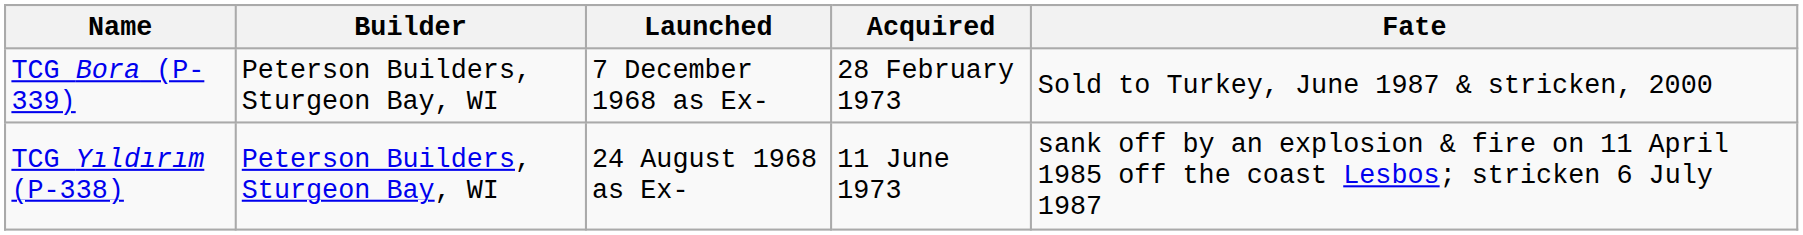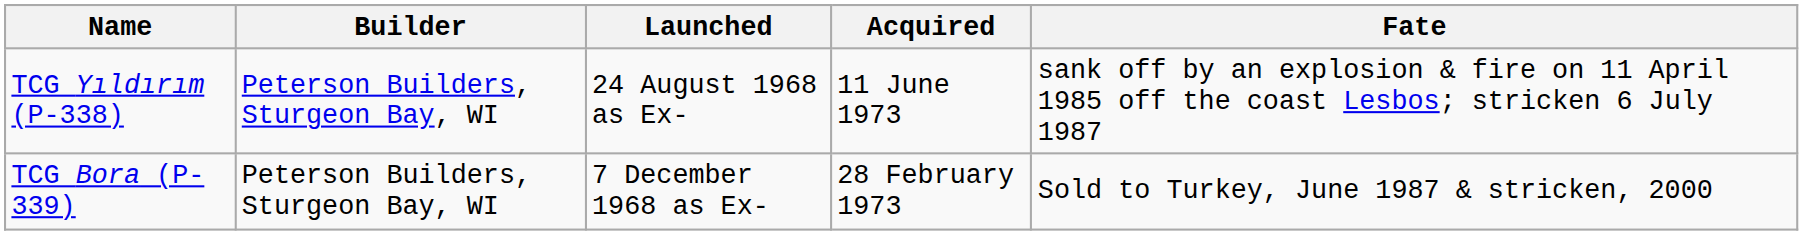rows swapped: (108, 176) <-> (108, 86)
